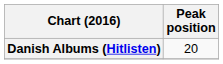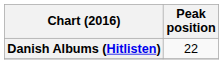(191, 48) 20 -> (191, 48) 22
